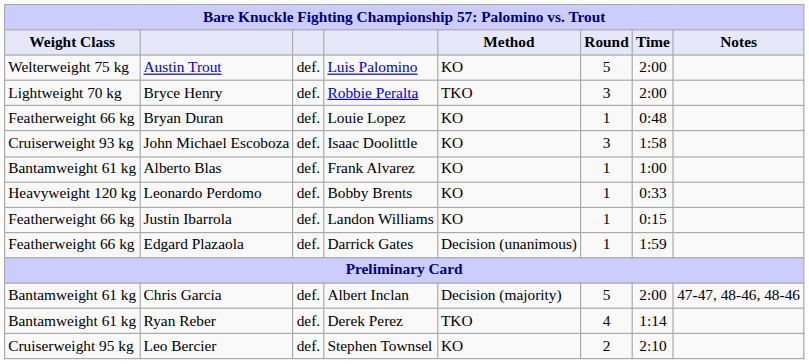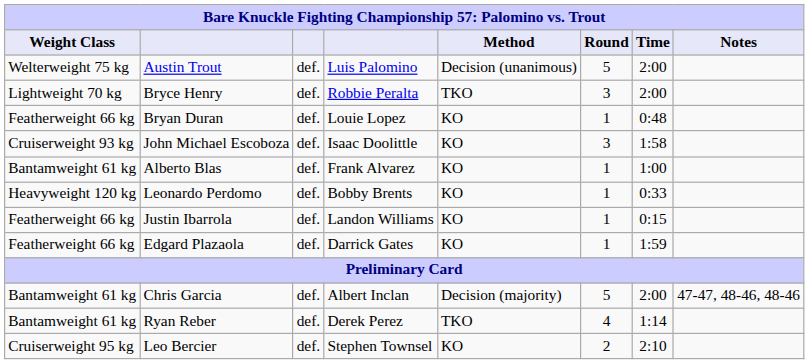(452, 67) KO -> (509, 67) Decision (unanimous)
(509, 244) Decision (unanimous) -> (452, 244) KO
